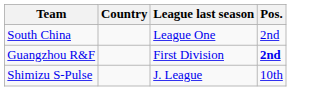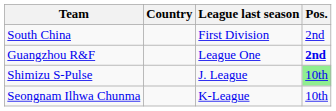(184, 34) League One -> (234, 34) First Division
(189, 55) First Division -> (229, 55) League One
(271, 75) no background -> (317, 75) lightgreen background
+ row: (74, 95)
